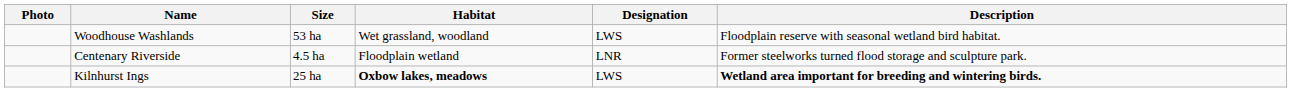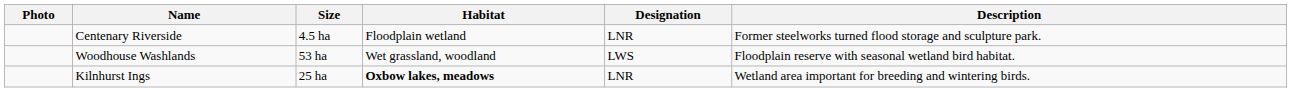rows swapped: (134, 35) <-> (127, 55)
(609, 76) LWS -> (620, 76) LNR
(881, 76) bold -> (882, 76) normal
